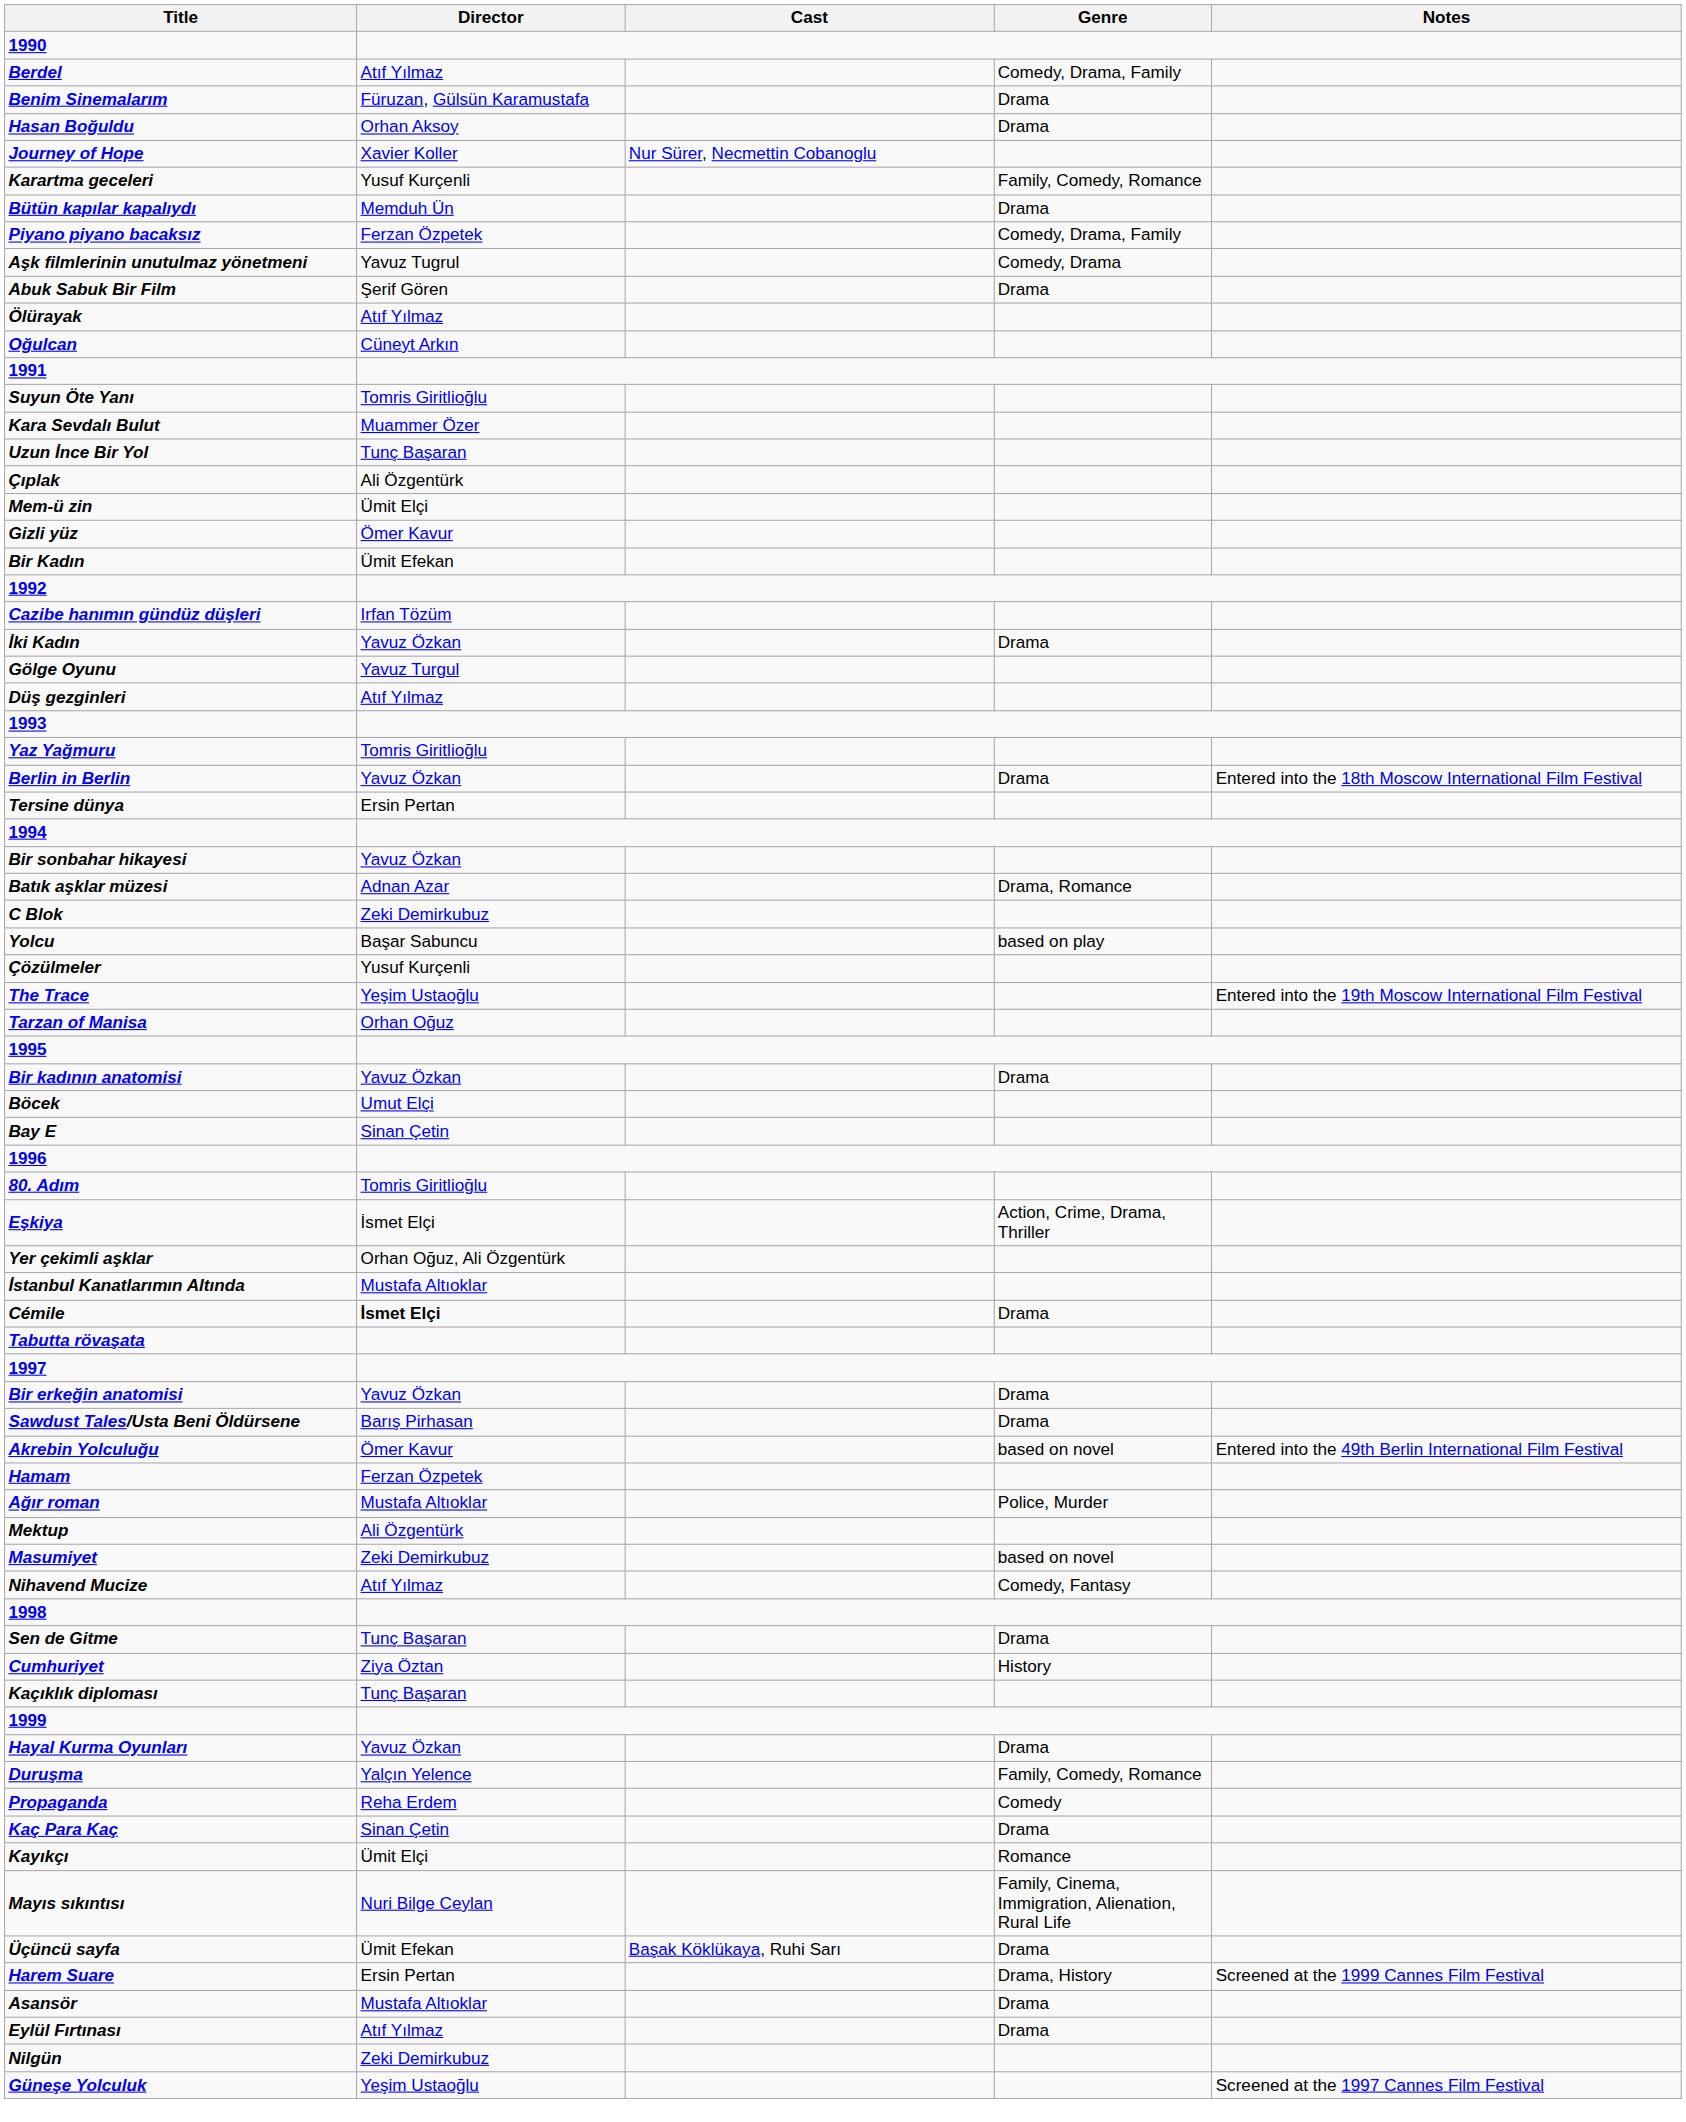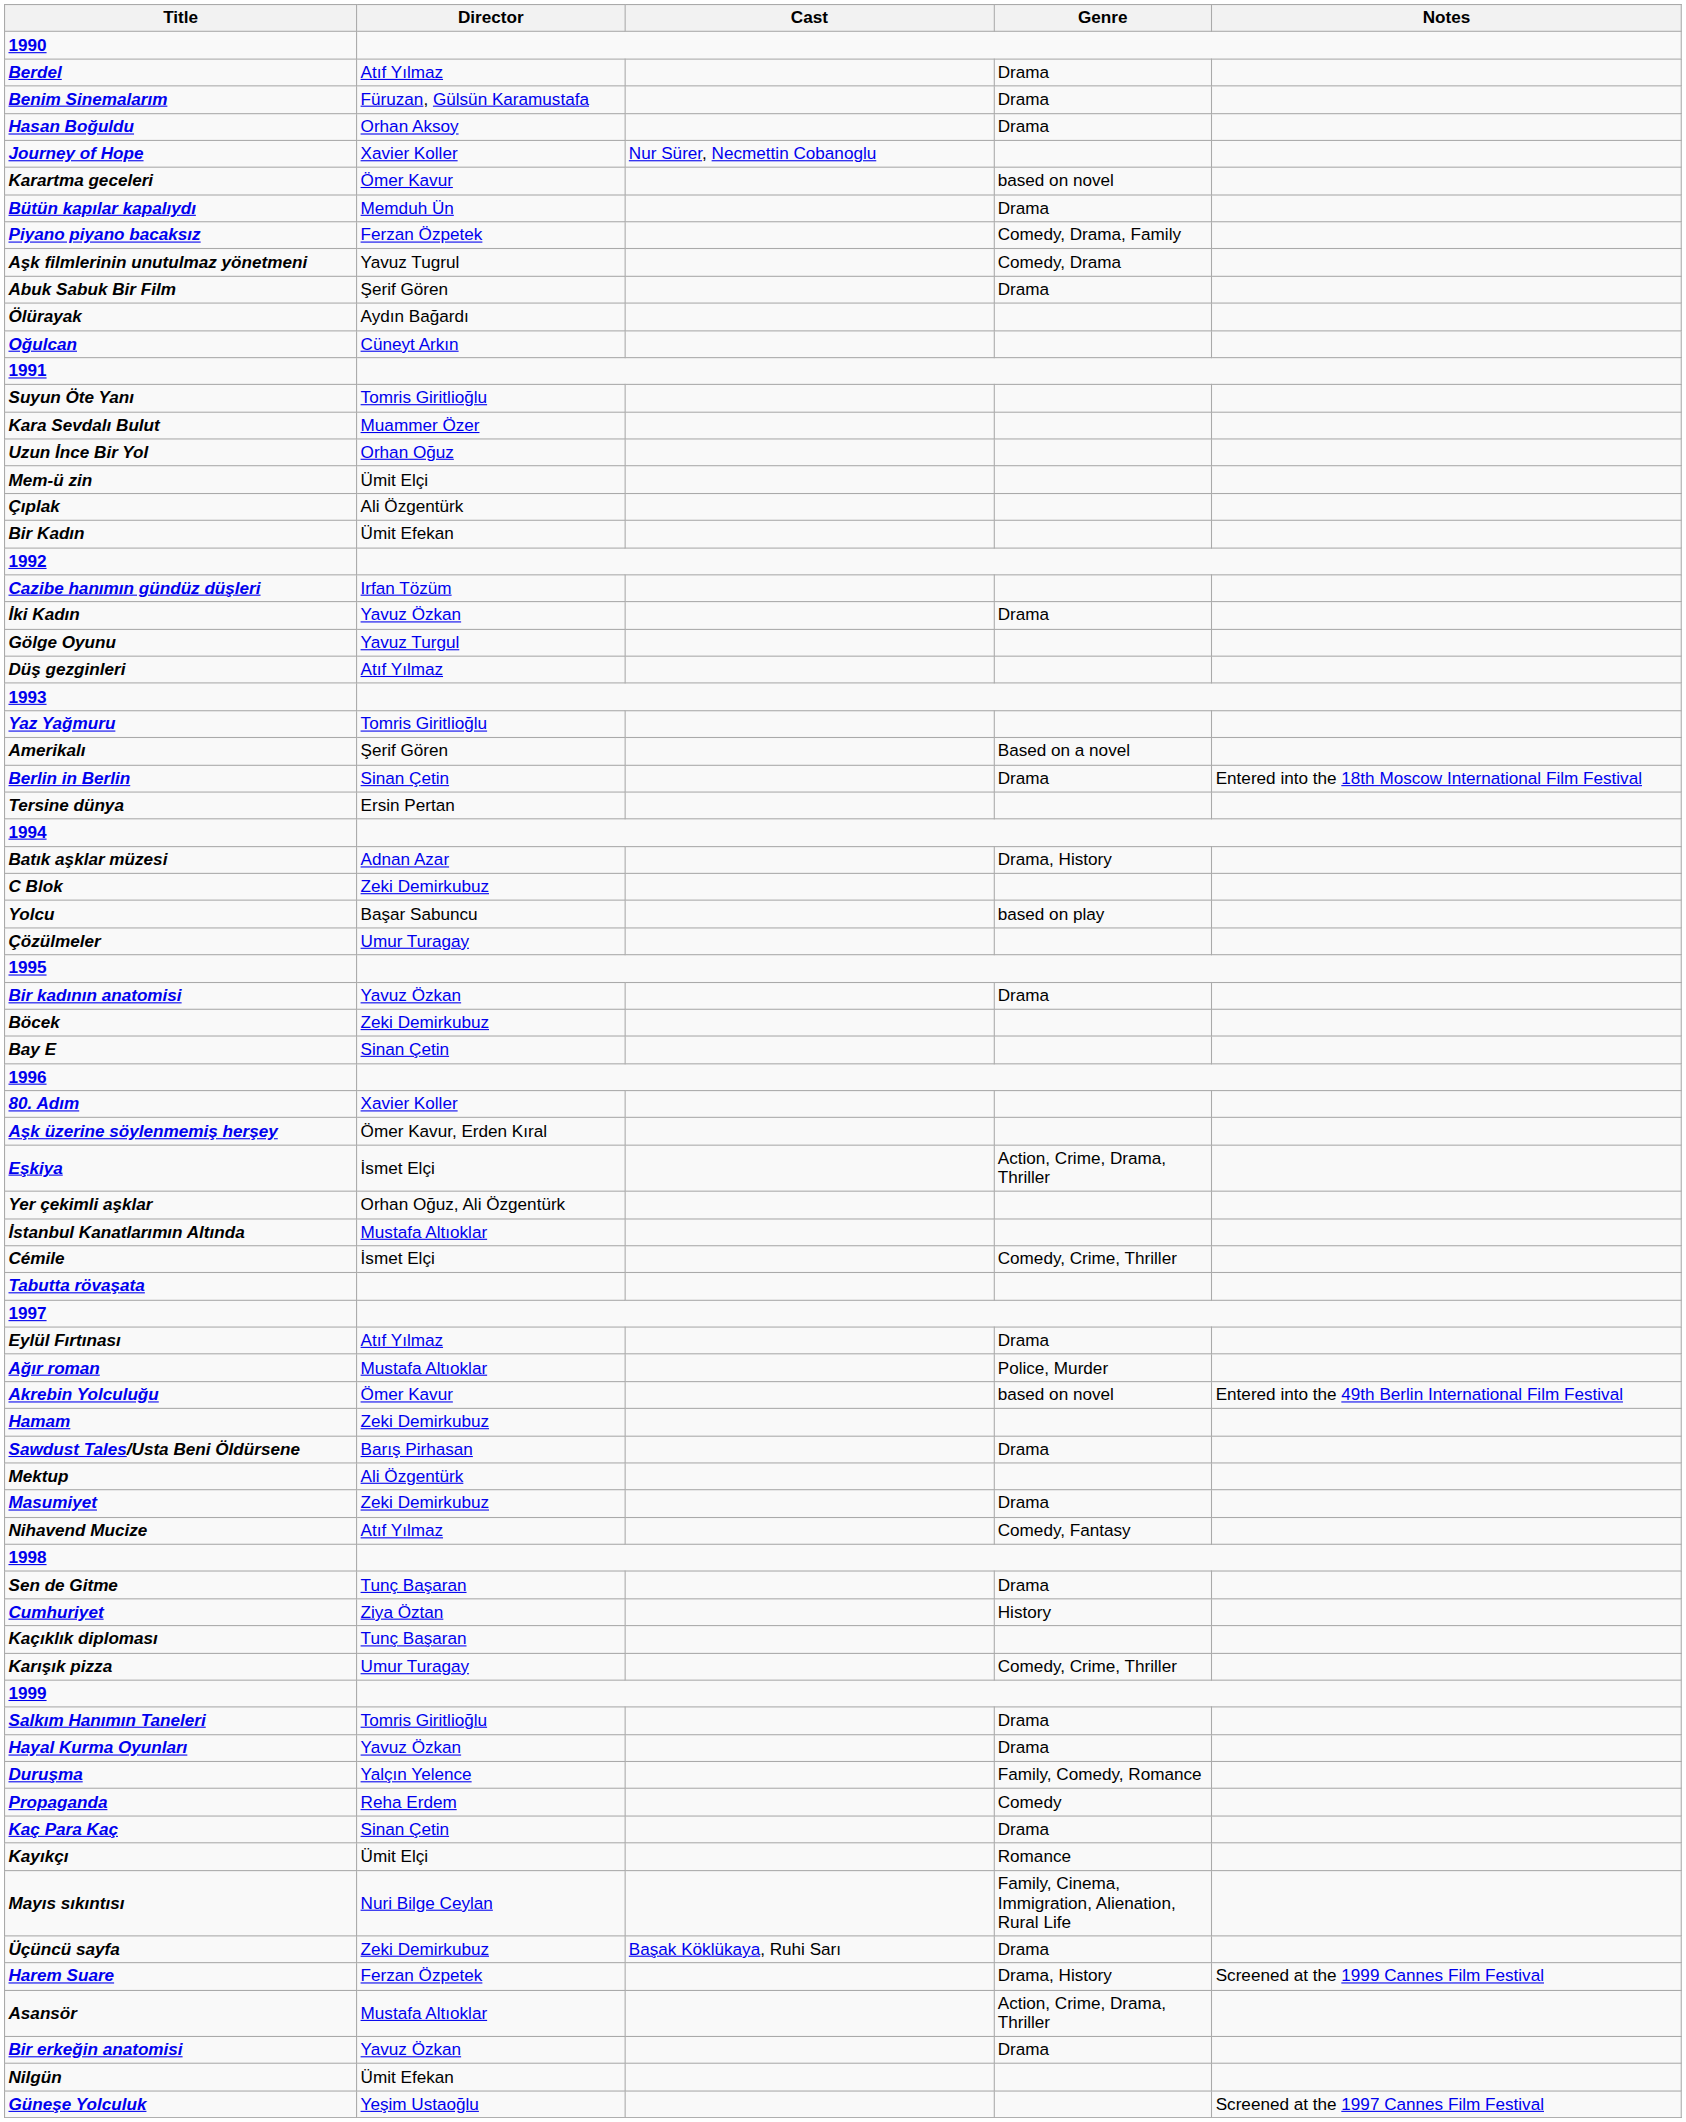(1089, 72) Comedy, Drama, Family -> (1023, 72) Drama
(415, 180) Yusuf Kurçenli -> (407, 180) Ömer Kavur
(1100, 180) Family, Comedy, Romance -> (1056, 180) based on novel
(402, 316) Atıf Yılmaz -> (415, 316) Aydın Bağardı
(414, 452) Tunç Başaran -> (407, 452) Orhan Oğuz
rows swapped: (50, 506) <-> (34, 479)
- row: (43, 533)
+ row: (47, 751)
(411, 778) Yavuz Özkan -> (405, 778) Sinan Çetin
- row: (97, 859)
(1065, 886) Drama, Romance -> (1055, 859) Drama, History
(415, 968) Yusuf Kurçenli -> (415, 941) Umur Turagay
- row: (49, 995)
- row: (78, 1022)
(397, 1104) Umut Elçi -> (425, 1022) Zeki Demirkubuz
(424, 1185) Tomris Giritlioğlu -> (409, 1104) Xavier Koller
+ row: (143, 1131)
(401, 1313) bold -> (398, 1259) normal
(1023, 1313) Drama -> (1087, 1259) Comedy, Crime, Thriller
rows swapped: (96, 1394) <-> (65, 2030)
rows swapped: (54, 1503) <-> (154, 1422)
(421, 1476) Ferzan Özpetek -> (425, 1422) Zeki Demirkubuz
(1056, 1557) based on novel -> (1023, 1503) Drama
+ row: (60, 1666)
+ row: (107, 1720)
(407, 1949) Ümit Efekan -> (425, 1949) Zeki Demirkubuz
(408, 1976) Ersin Pertan -> (421, 1976) Ferzan Özpetek
(1023, 2003) Drama -> (1082, 2013) Action, Crime, Drama, Thriller
(425, 2057) Zeki Demirkubuz -> (407, 2077) Ümit Efekan
